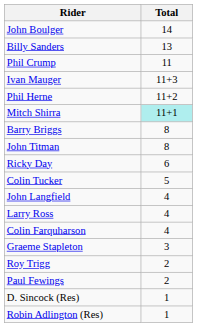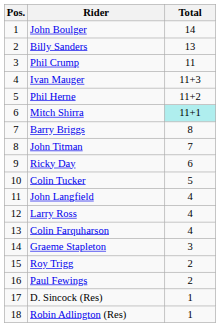+ column: (16, 12)
(167, 146) 8 -> (190, 146) 7
